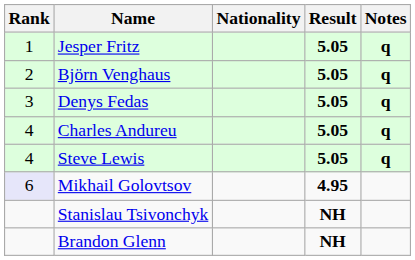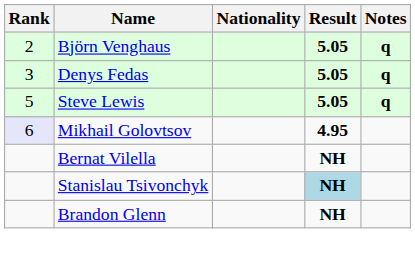- row: (99, 46)
- row: (117, 130)
(29, 158) 4 -> (29, 102) 5
+ row: (107, 158)
(333, 213) no background -> (333, 185) lightblue background
